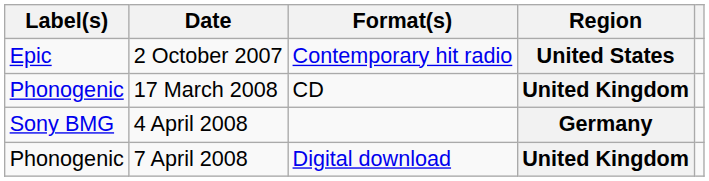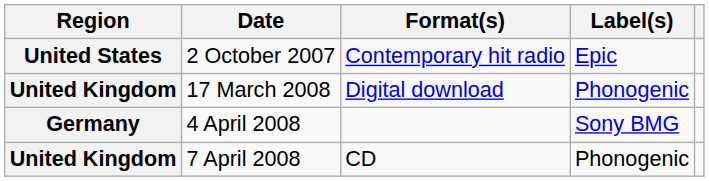columns swapped: (606, 21) <-> (67, 21)
(308, 90) CD -> (425, 90) Digital download
(372, 158) Digital download -> (361, 158) CD
